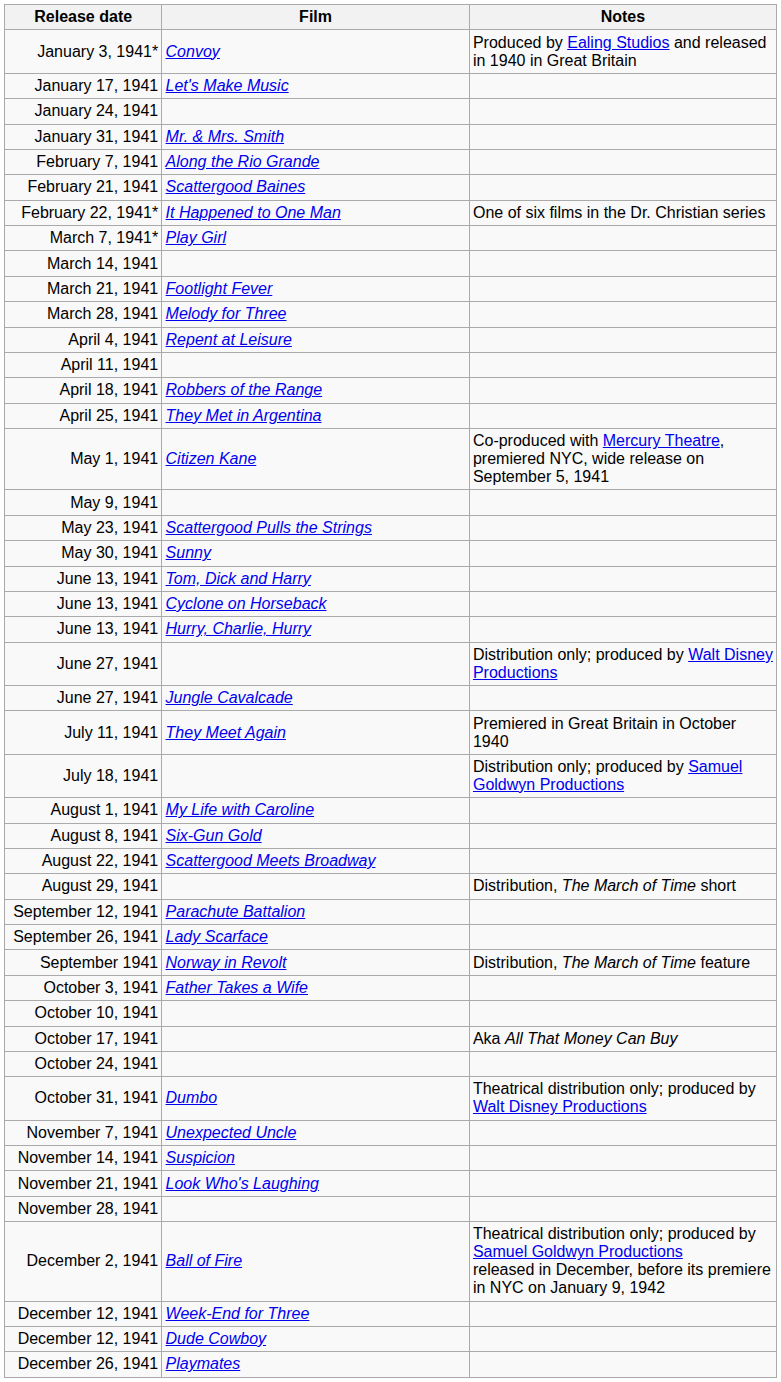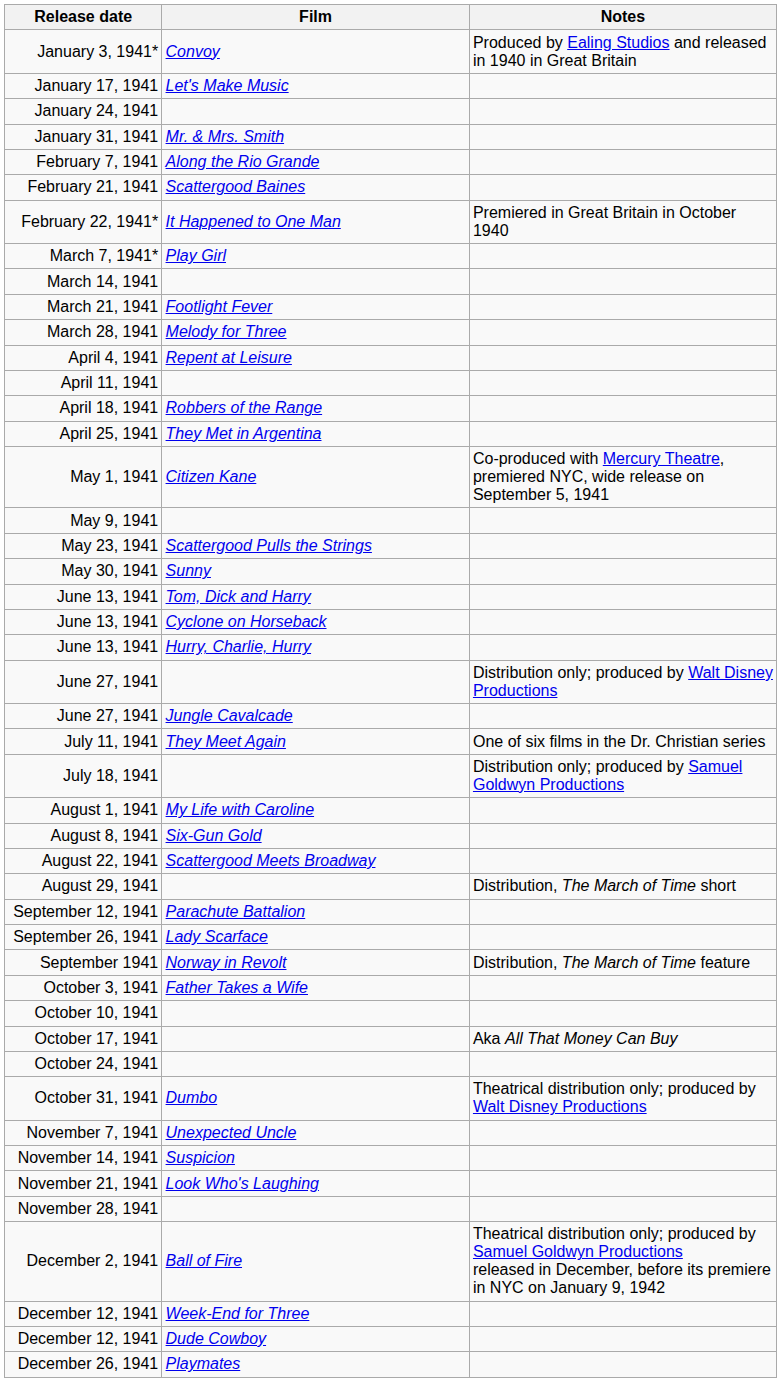(619, 212) One of six films in the Dr. Christian series -> (605, 221) Premiered in Great Britain in October 1940
(605, 732) Premiered in Great Britain in October 1940 -> (619, 741) One of six films in the Dr. Christian series
